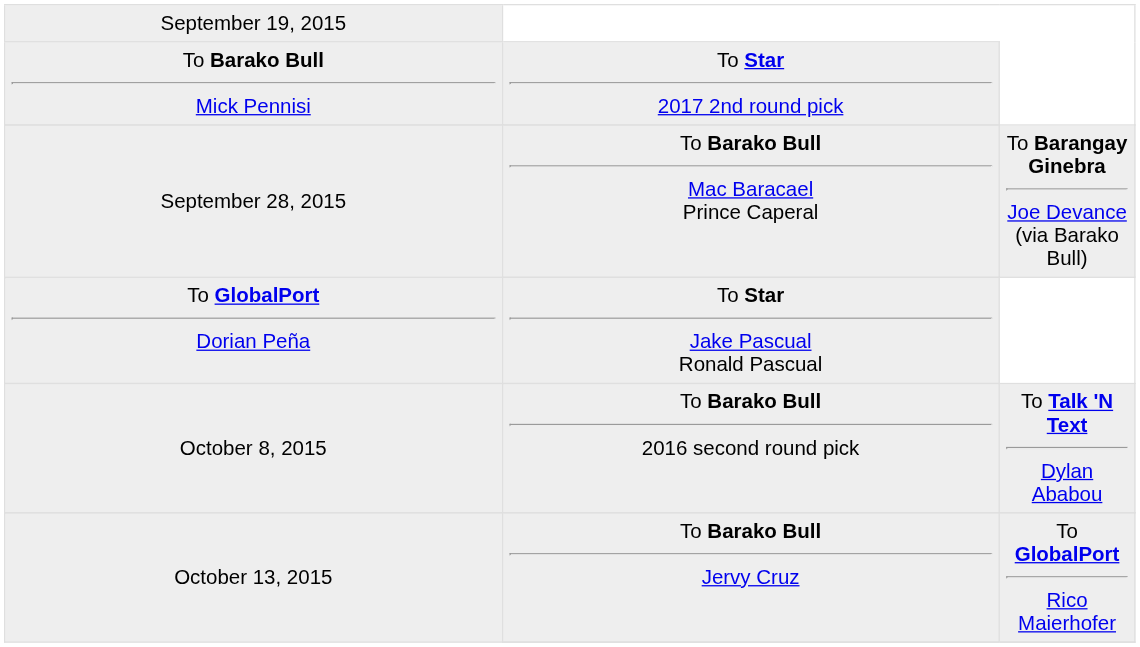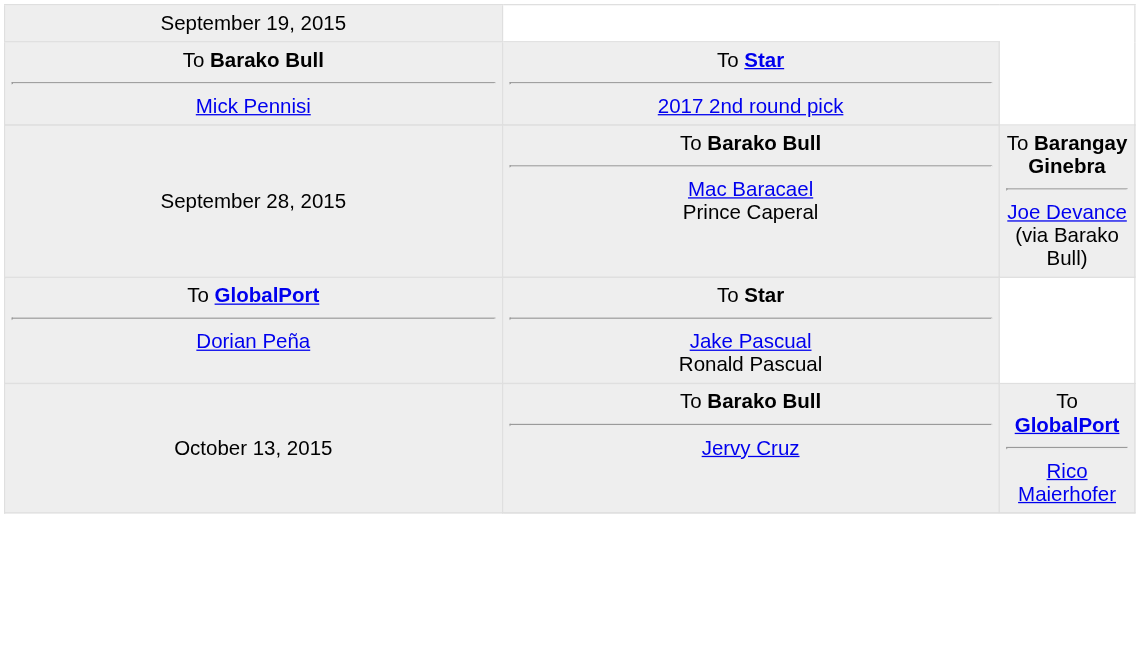- row: (253, 448)
